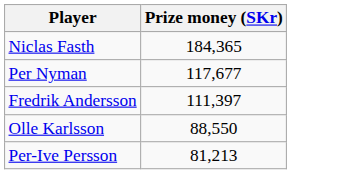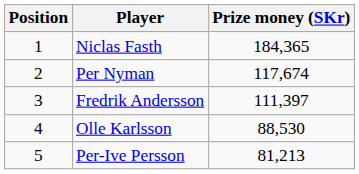+ column: (38, 18)
(214, 73) 117,677 -> (281, 73) 117,674
(214, 127) 88,550 -> (281, 127) 88,530
